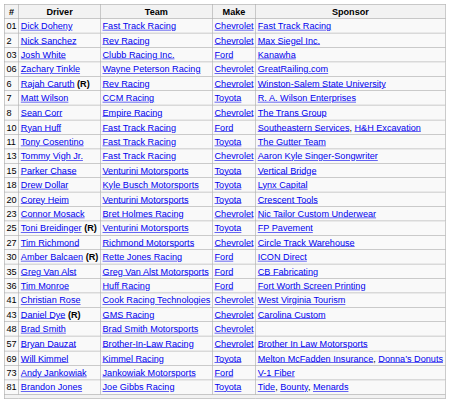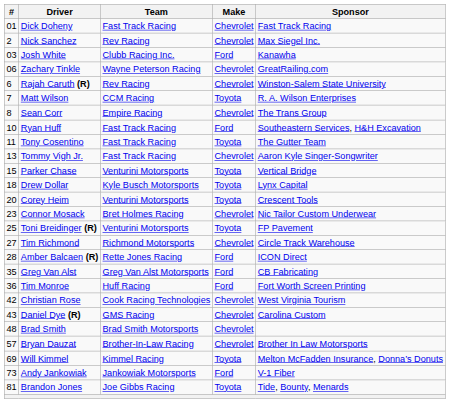(11, 257) 30 -> (11, 257) 28
(11, 300) 41 -> (11, 300) 42
